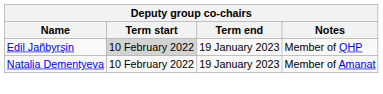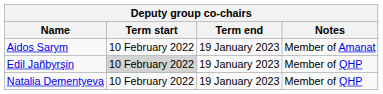+ row: (37, 47)
(330, 64) Member of Amanat -> (323, 81) Member of QHP
